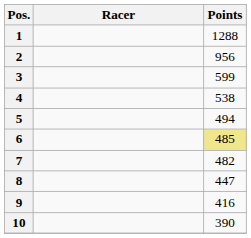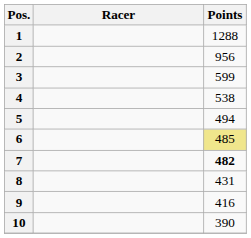(225, 160) normal -> (225, 160) bold
(225, 181) 447 -> (225, 181) 431
